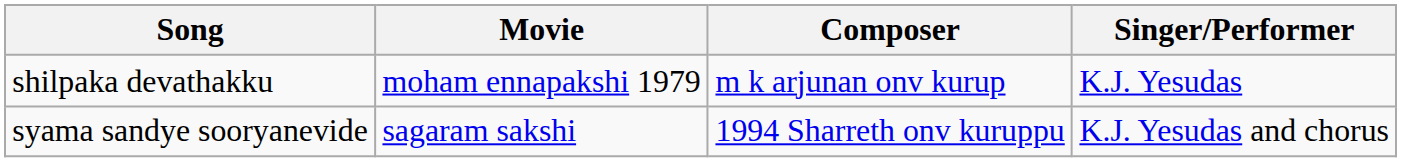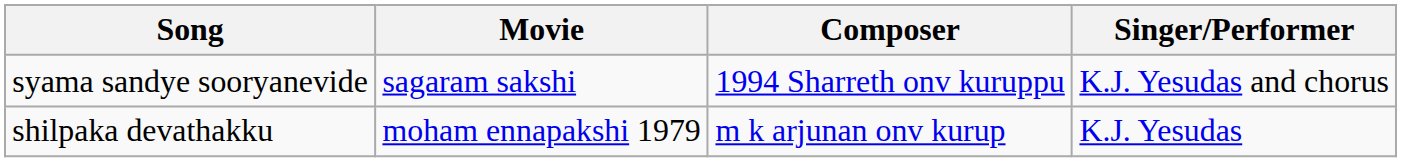rows swapped: (190, 130) <-> (143, 80)
